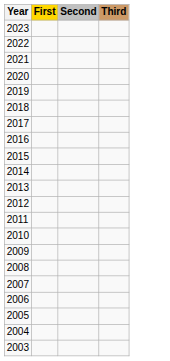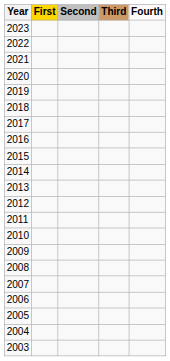+ column: (147, 12)
